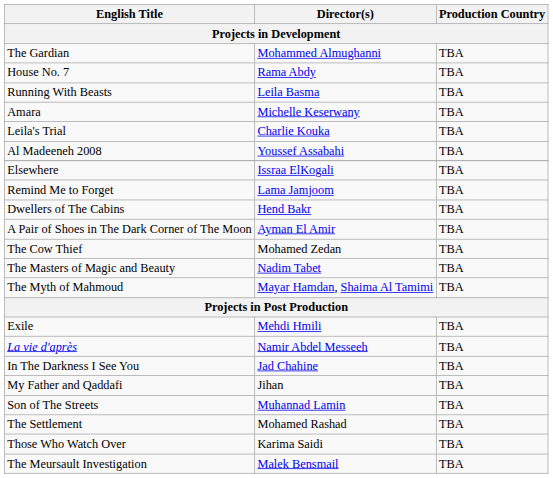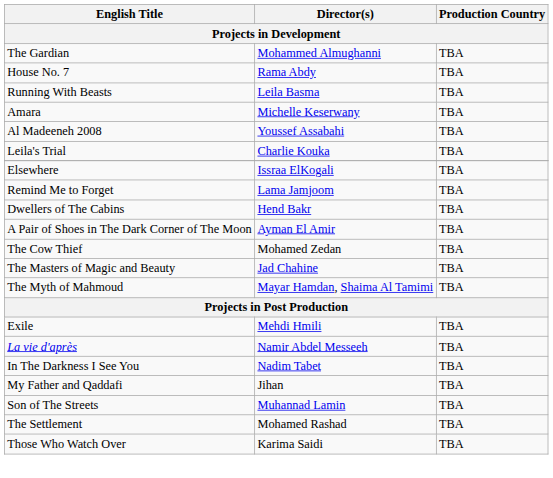rows swapped: (54, 151) <-> (37, 131)
(289, 268) Nadim Tabet -> (288, 268) Jad Chahine
(288, 365) Jad Chahine -> (289, 365) Nadim Tabet
- row: (77, 463)
